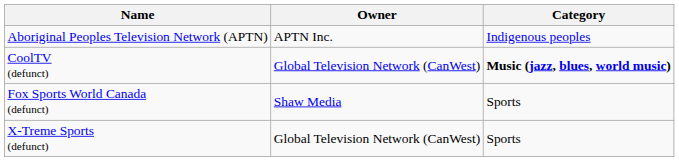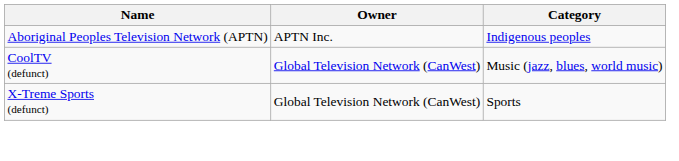(579, 65) bold -> (574, 65) normal
- row: (77, 101)
